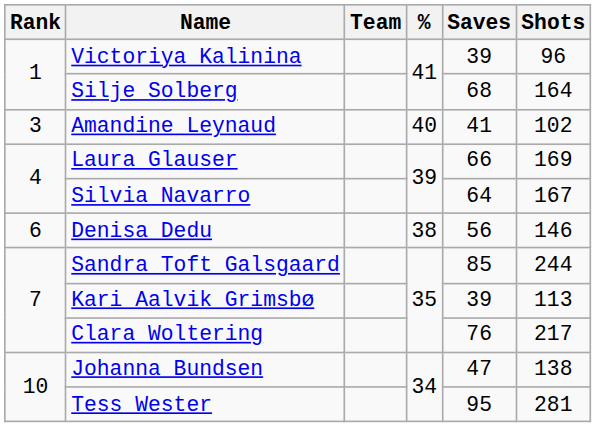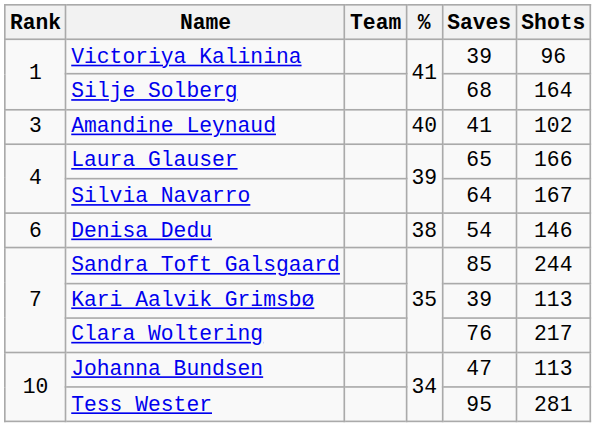(479, 161) 66 -> (479, 161) 65
(553, 161) 169 -> (553, 161) 166
(479, 231) 56 -> (479, 231) 54
(553, 370) 138 -> (553, 370) 113
